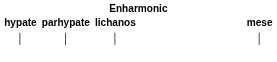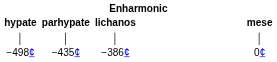+ row: (20, 52)
